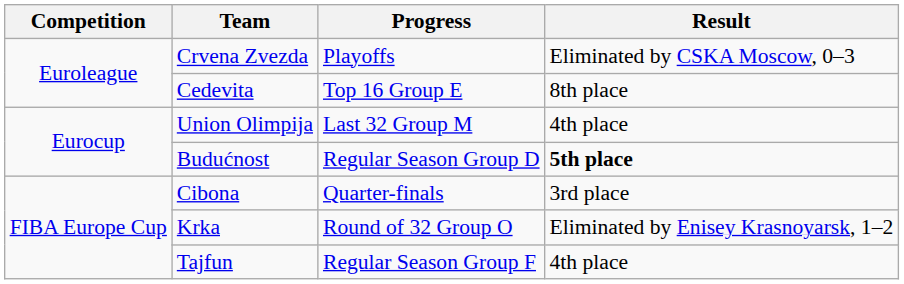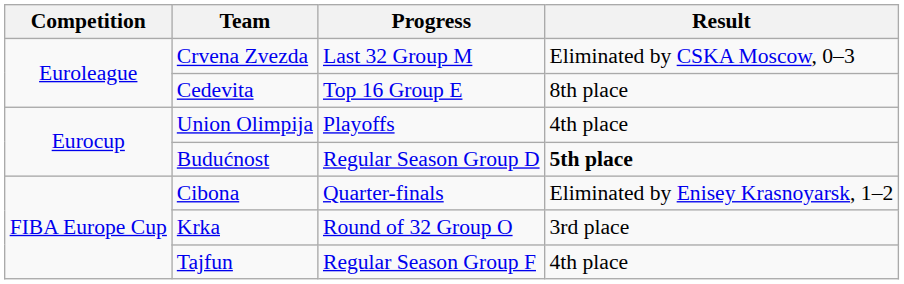(359, 55) Playoffs -> (398, 55) Last 32 Group M
(398, 124) Last 32 Group M -> (359, 124) Playoffs
(589, 192) 3rd place -> (721, 192) Eliminated by Enisey Krasnoyarsk, 1–2
(721, 227) Eliminated by Enisey Krasnoyarsk, 1–2 -> (589, 227) 3rd place
